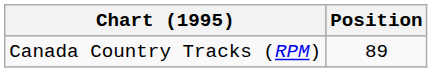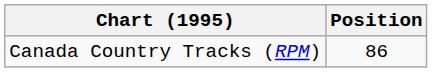(376, 52) 89 -> (376, 52) 86
